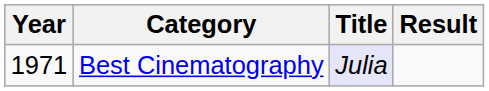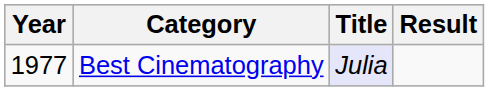(39, 65) 1971 -> (39, 65) 1977
